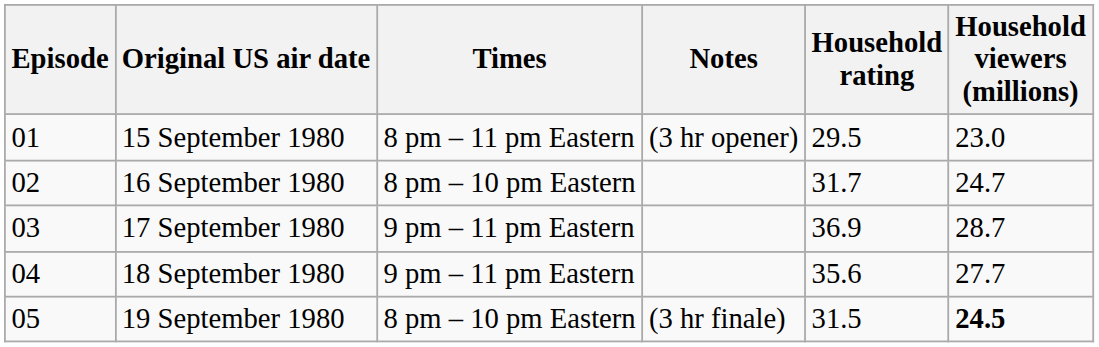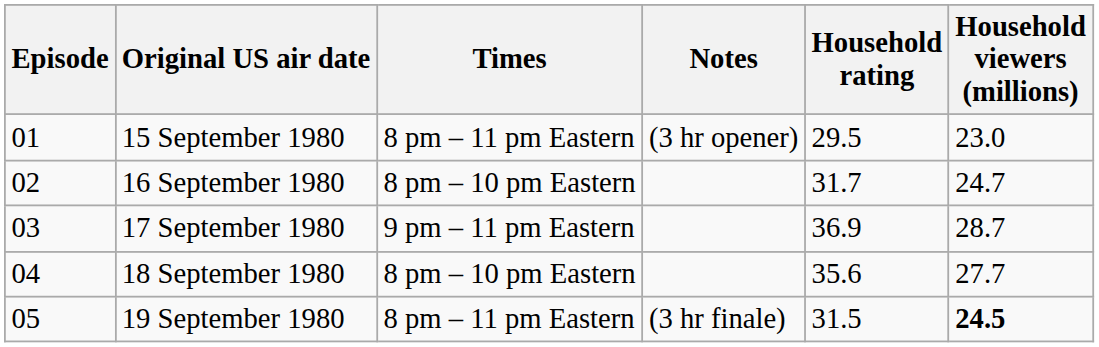(509, 273) 9 pm – 11 pm Eastern -> (510, 273) 8 pm – 10 pm Eastern
(510, 318) 8 pm – 10 pm Eastern -> (509, 318) 8 pm – 11 pm Eastern
